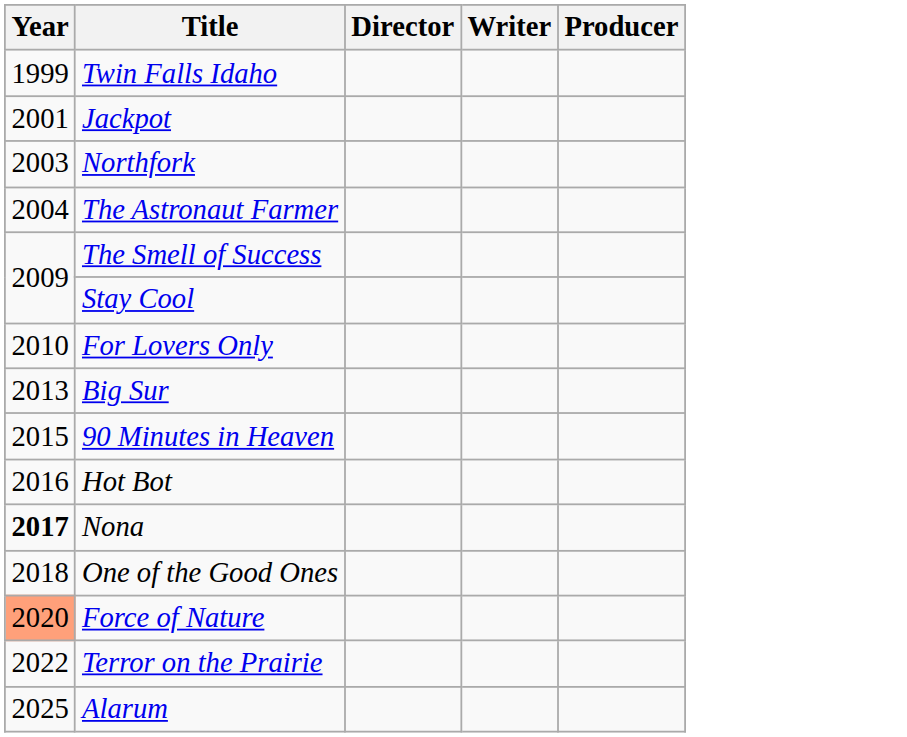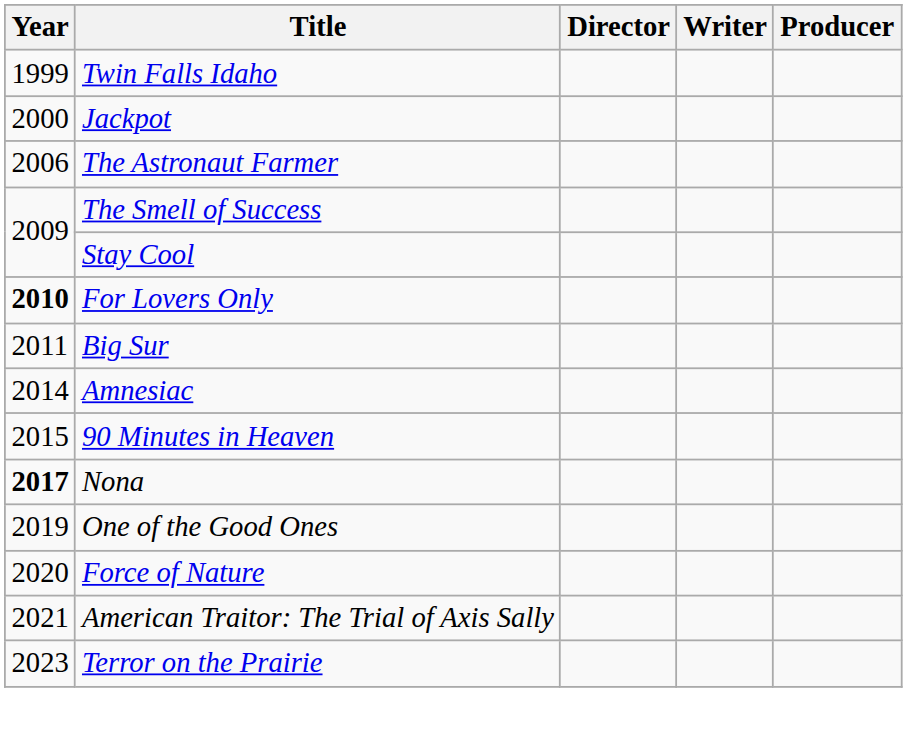(40, 118) 2001 -> (40, 118) 2000
- row: (138, 163)
(40, 208) 2004 -> (40, 163) 2006
(40, 345) normal -> (40, 299) bold
(40, 390) 2013 -> (40, 345) 2011
+ row: (138, 390)
- row: (127, 481)
(40, 572) 2018 -> (40, 526) 2019
(40, 617) lightsalmon background -> (40, 572) no background
+ row: (318, 617)
(40, 663) 2022 -> (40, 663) 2023
- row: (125, 708)
